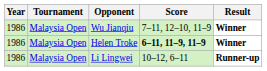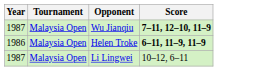- column: (238, 12)
(16, 28) 1986 -> (16, 28) 1987
(177, 28) normal -> (176, 28) bold
(16, 58) 1986 -> (16, 58) 1987
